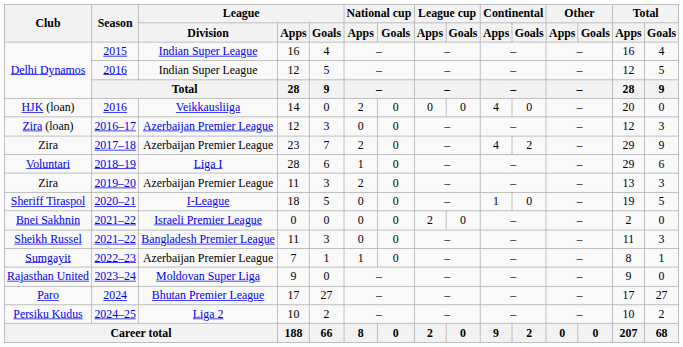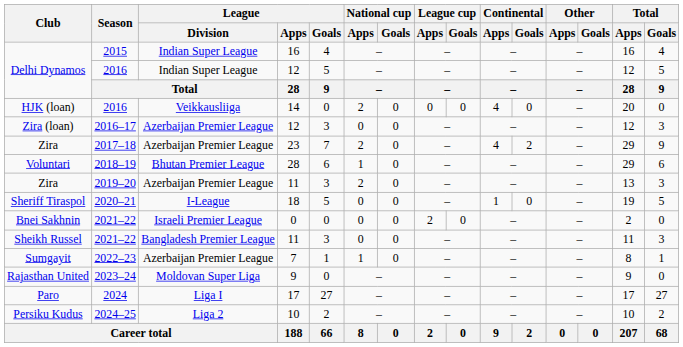(208, 164) Liga I -> (208, 164) Bhutan Premier League
(208, 295) Bhutan Premier League -> (208, 295) Liga I
